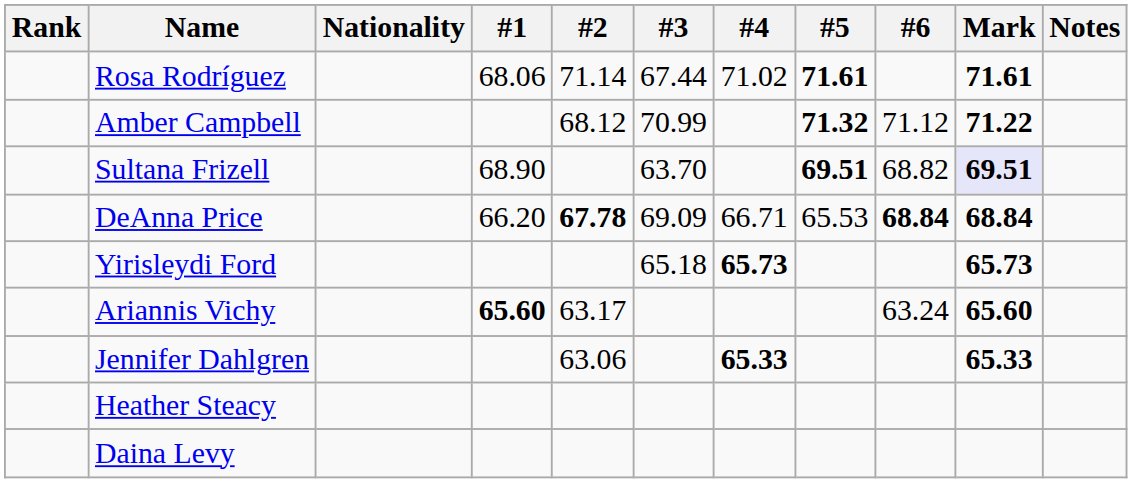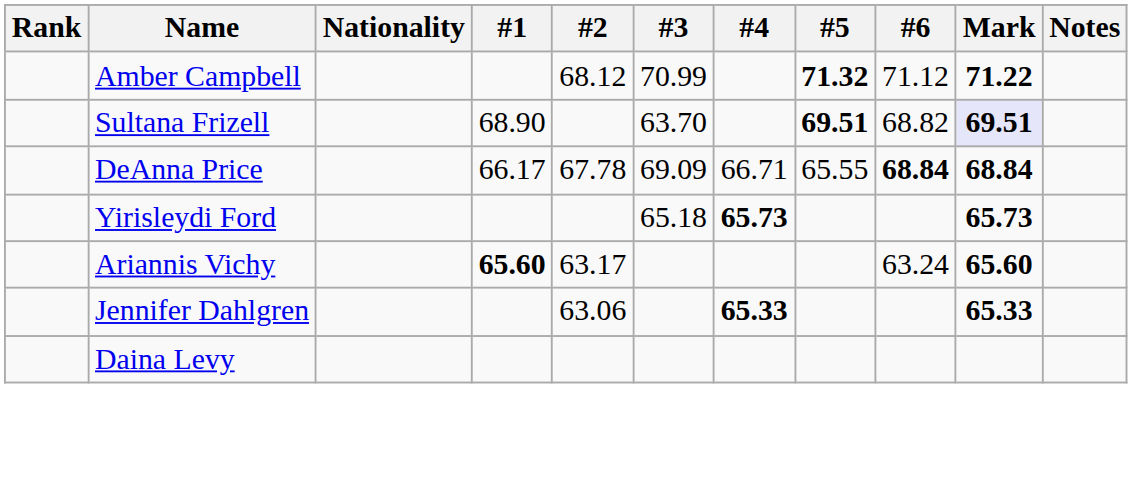- row: (190, 75)
(512, 216) 66.20 -> (512, 169) 66.17
(593, 216) bold -> (593, 169) normal
(835, 216) 65.53 -> (835, 169) 65.55
- row: (185, 405)
